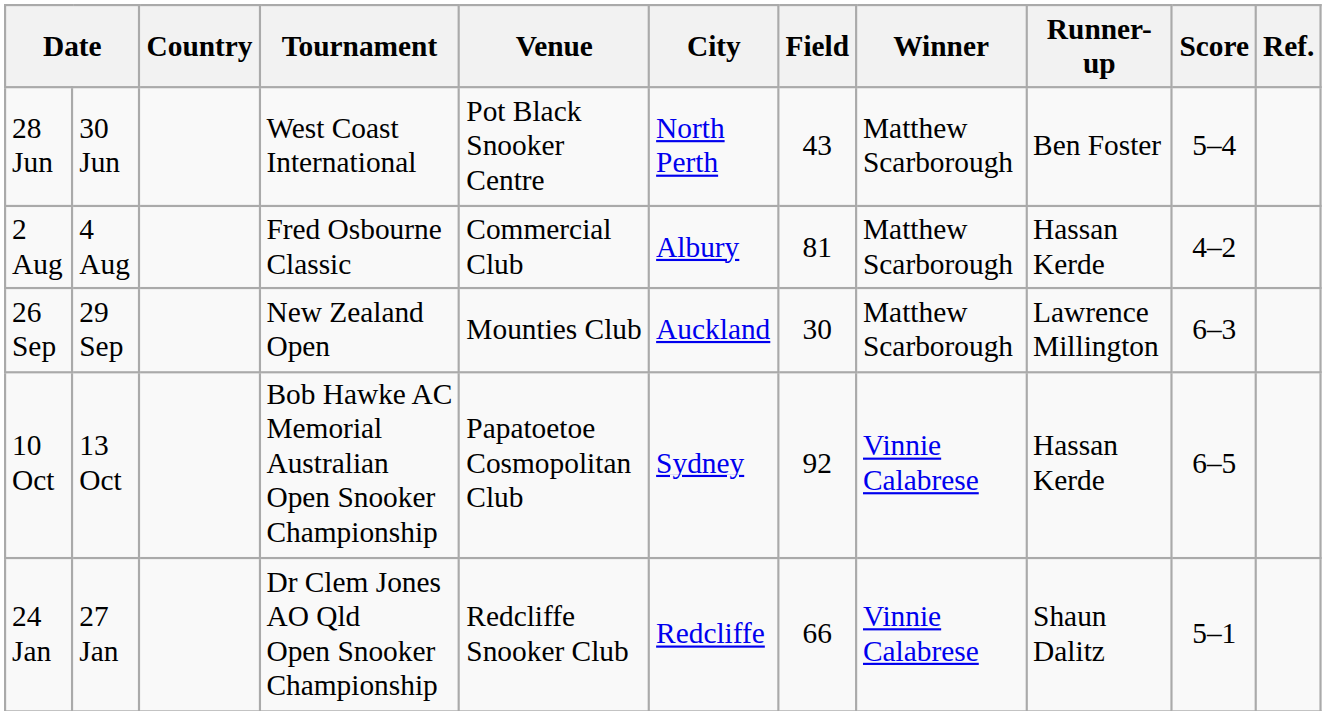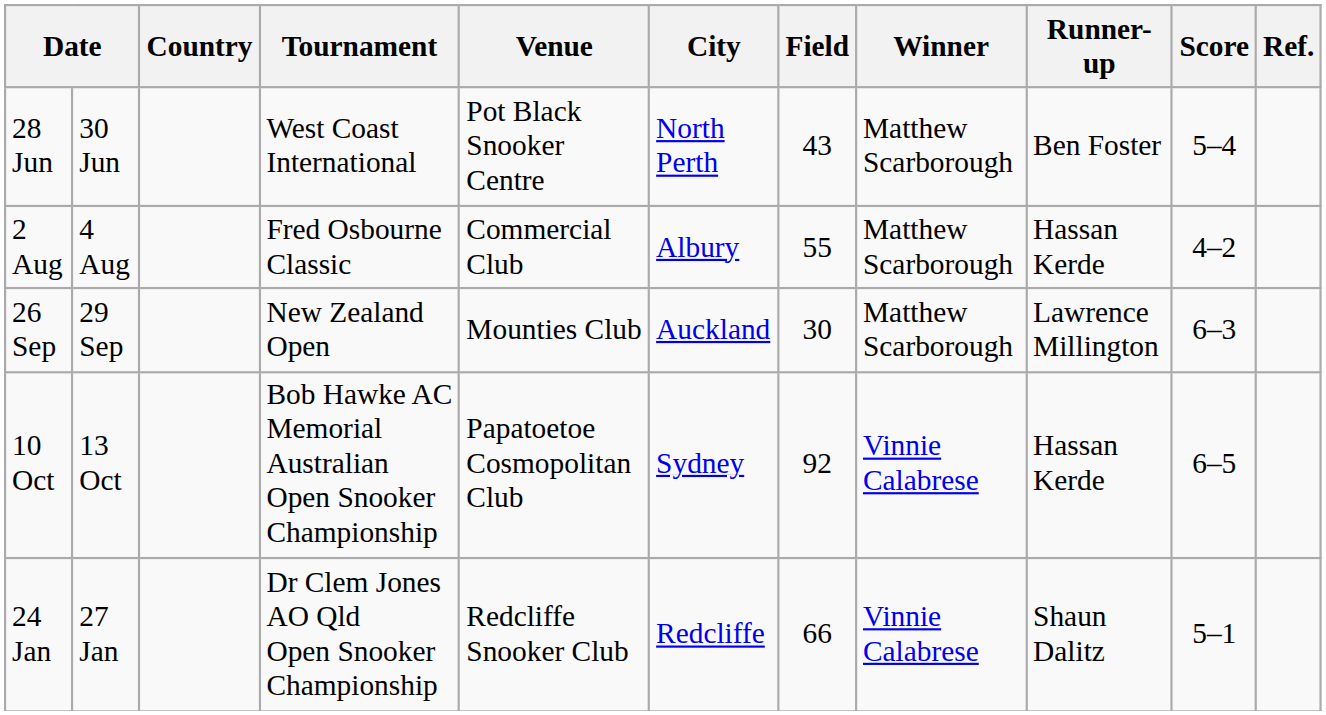(817, 246) 81 -> (817, 246) 55
